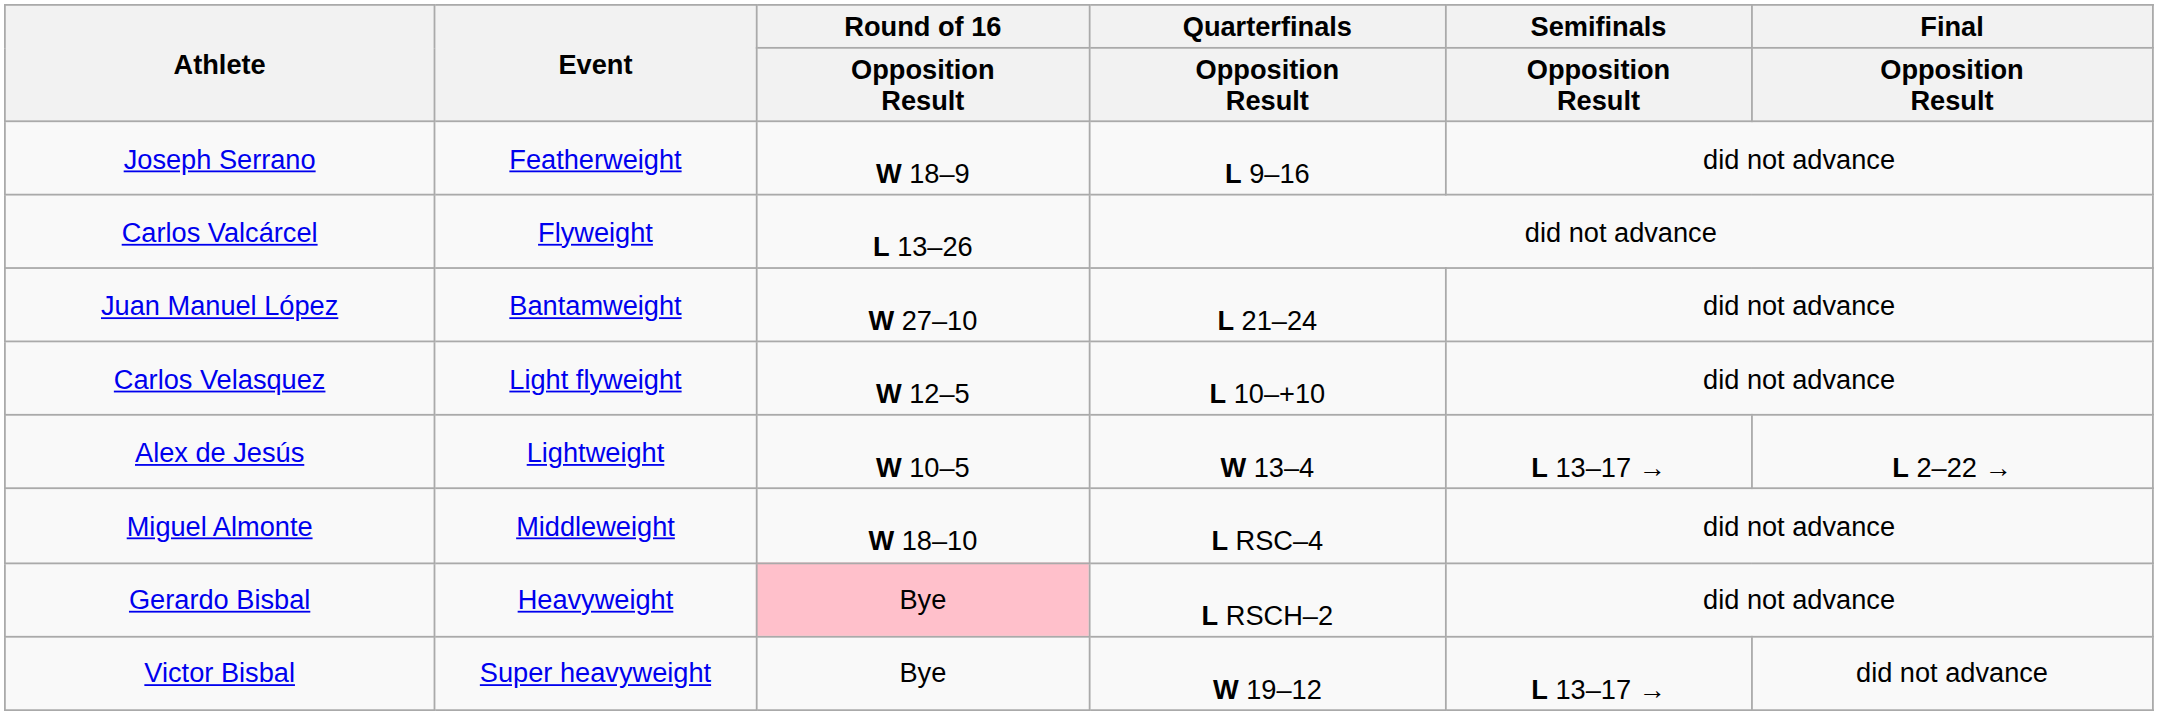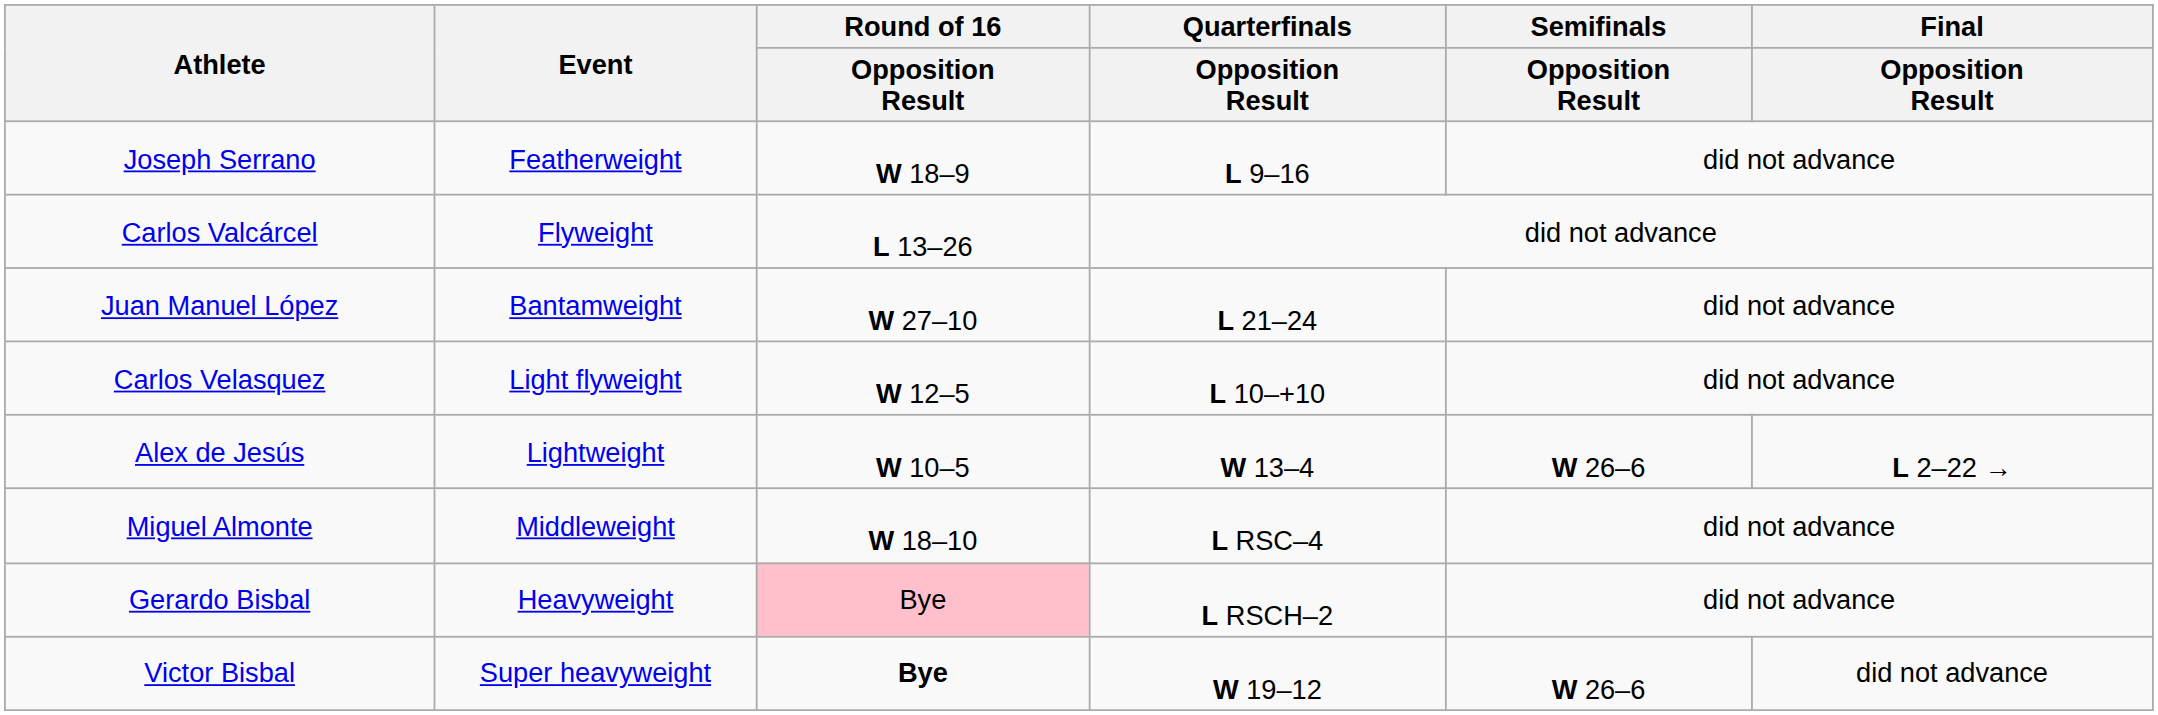(1598, 468) L 13–17 → -> (1599, 468) W 26–6
(923, 673) normal -> (923, 673) bold
(1598, 688) L 13–17 → -> (1599, 688) W 26–6
